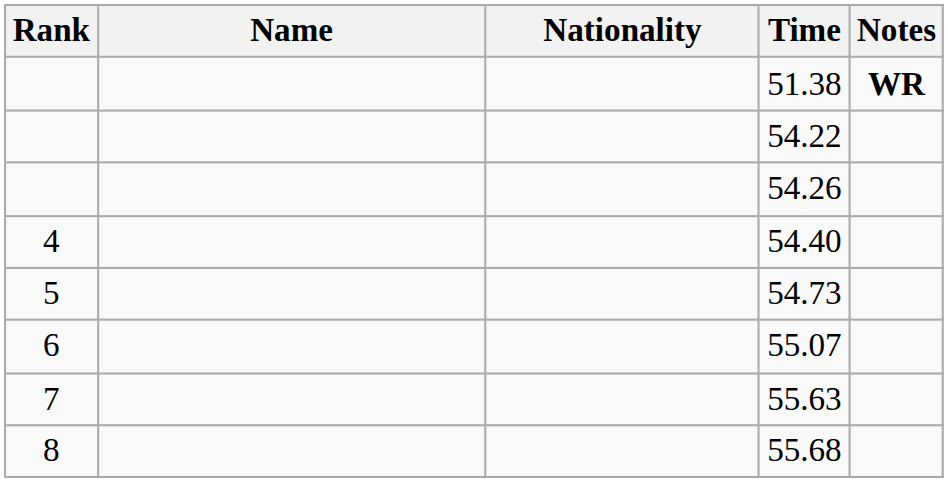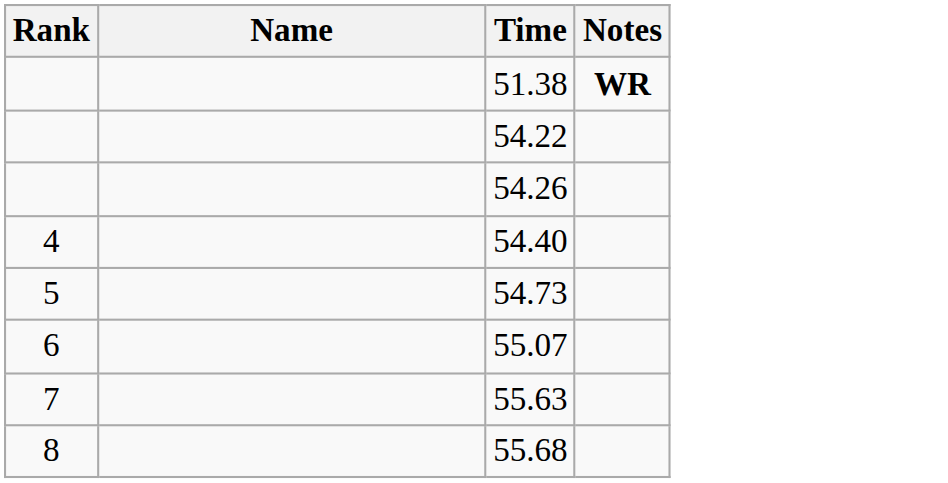- column: (622, 30)
